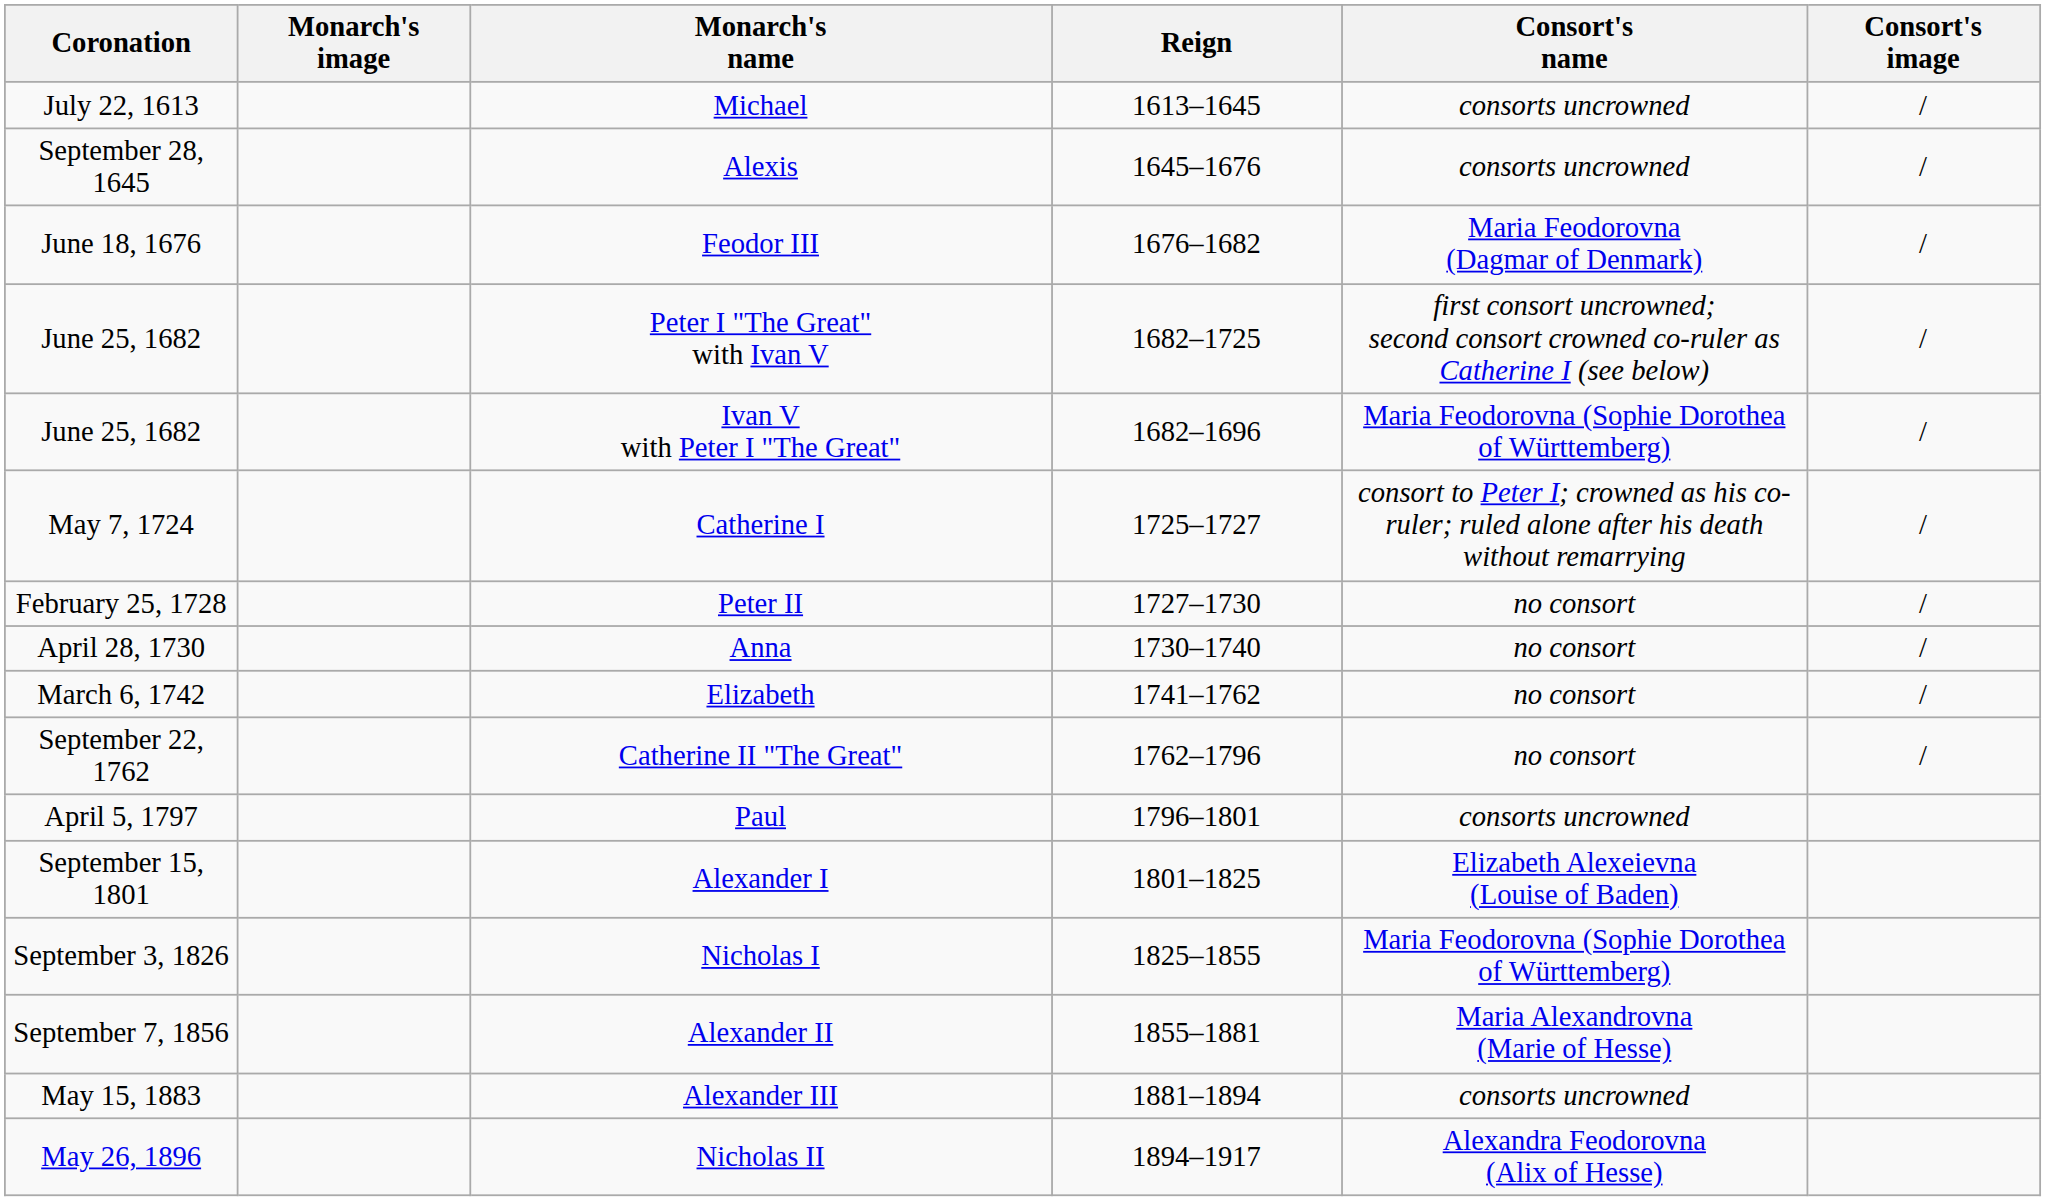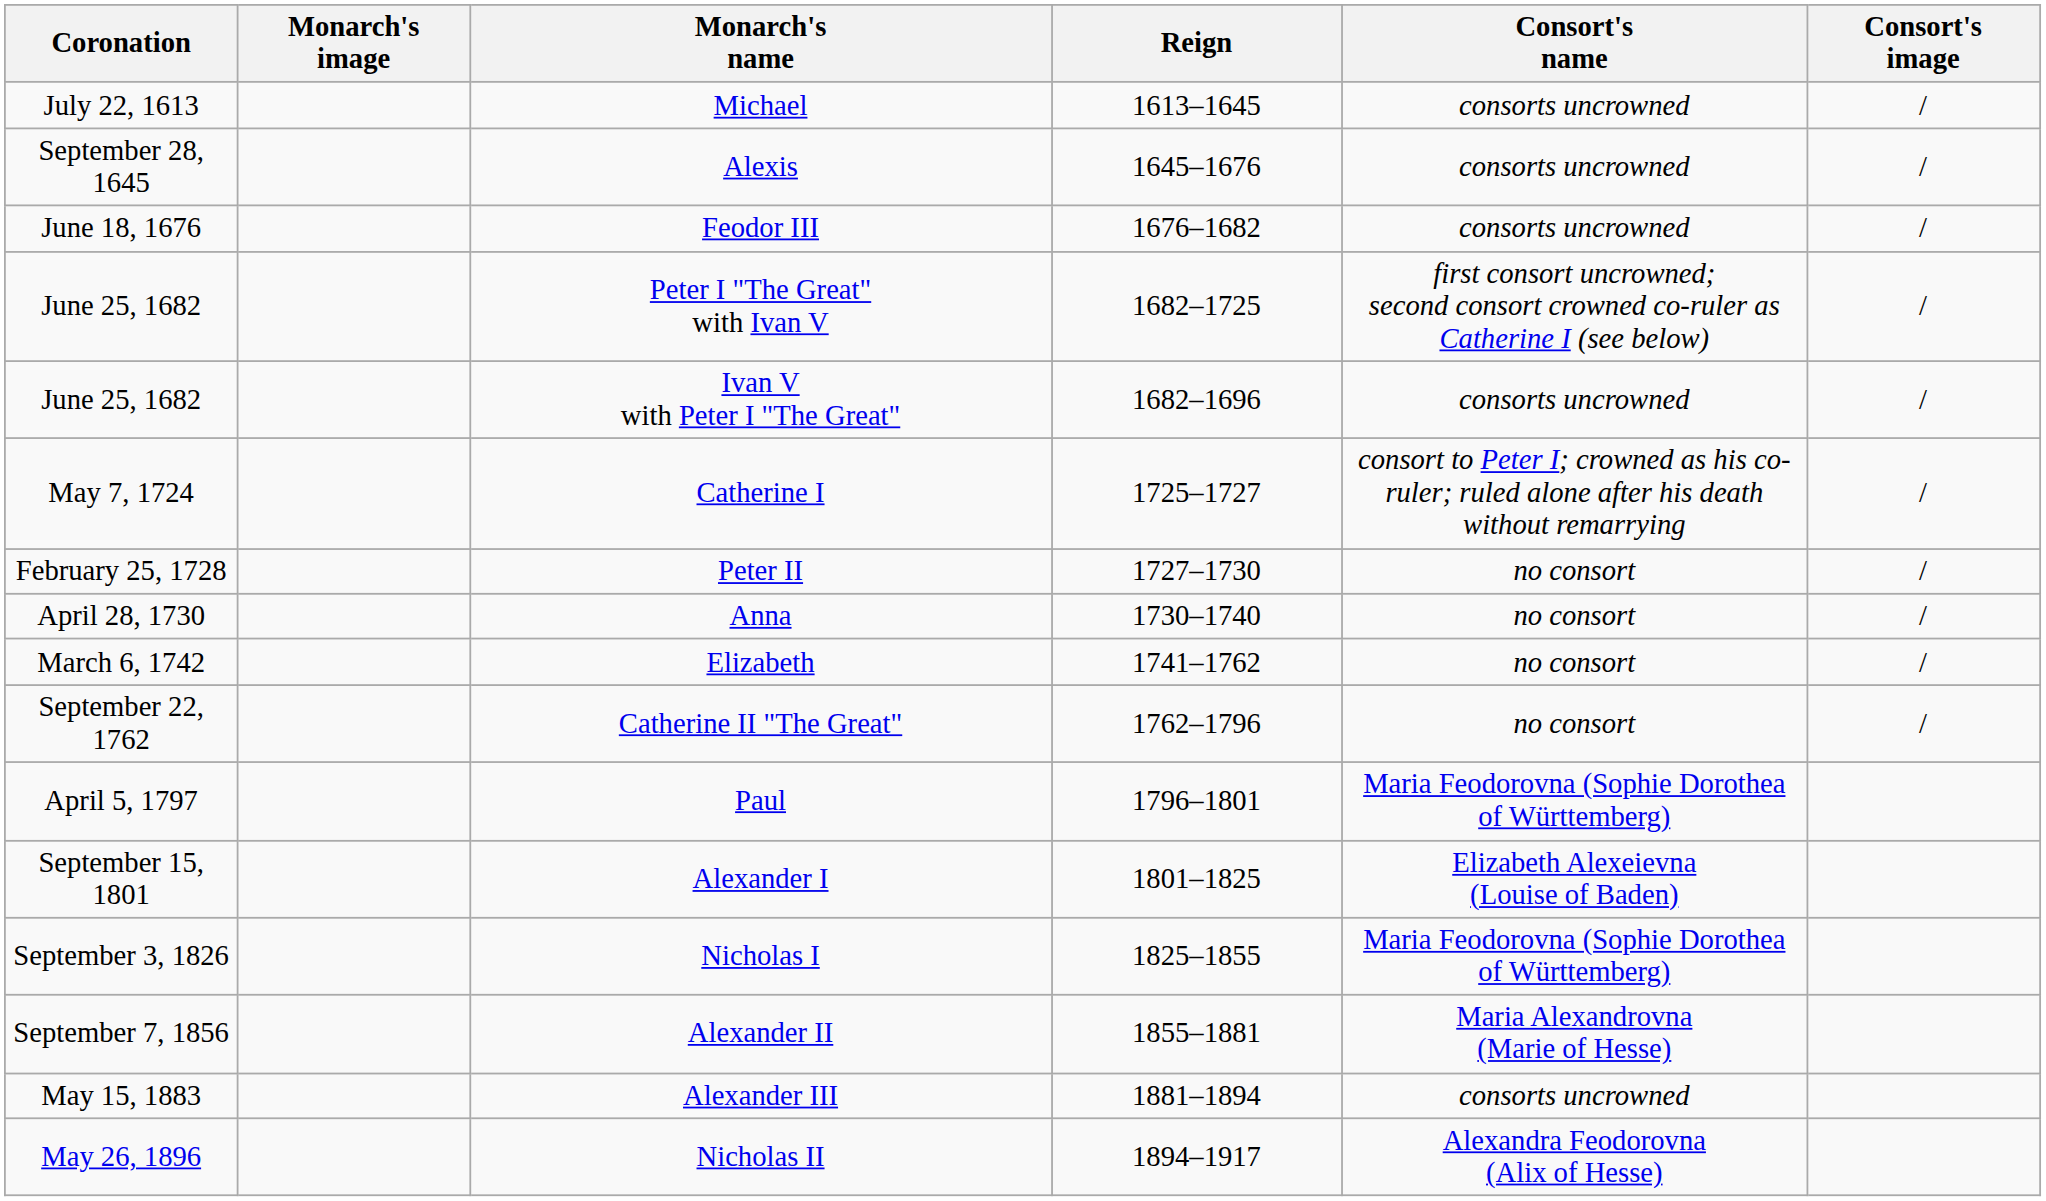(1574, 244) Maria Feodorovna (Dagmar of Denmark) -> (1574, 227) consorts uncrowned
(1574, 431) Maria Feodorovna (Sophie Dorothea of Württemberg) -> (1574, 399) consorts uncrowned
(1574, 816) consorts uncrowned -> (1574, 800) Maria Feodorovna (Sophie Dorothea of Württemberg)
